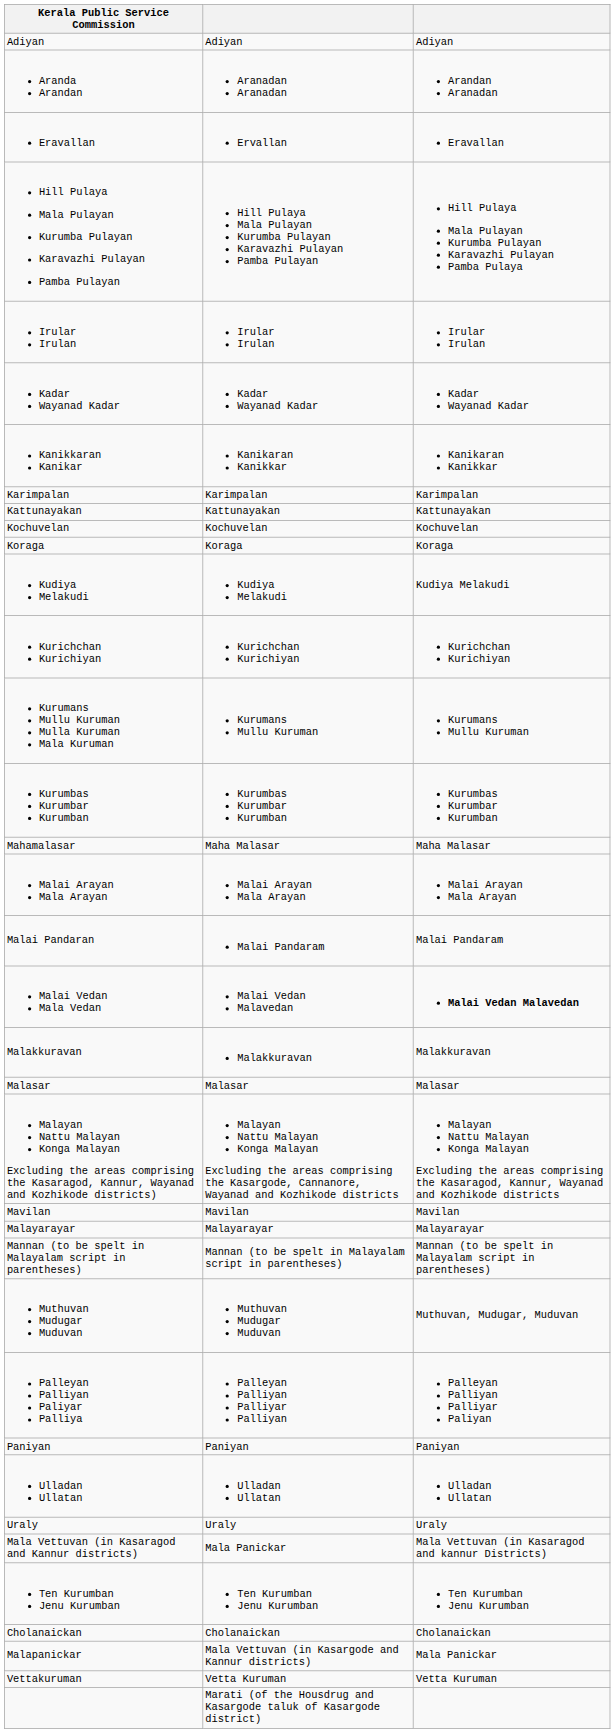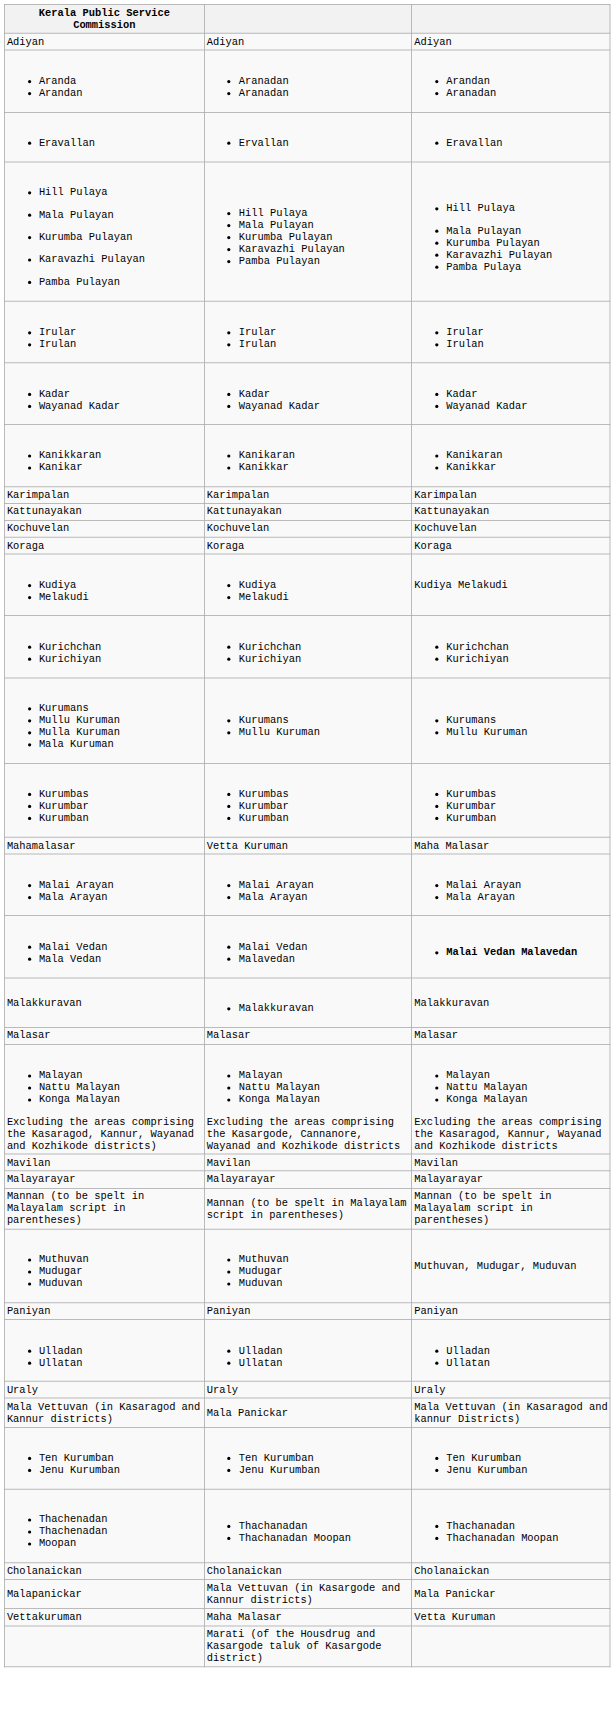(243, 846) Maha Malasar -> (247, 846) Vetta Kuruman
- row: (51, 941)
- row: (104, 1401)
+ row: (104, 1532)
(246, 1679) Vetta Kuruman -> (244, 1617) Maha Malasar
